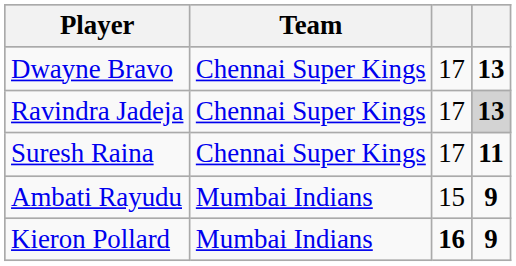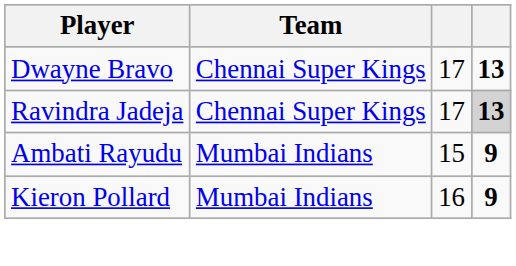- row: (82, 153)
(452, 238) bold -> (452, 196) normal
